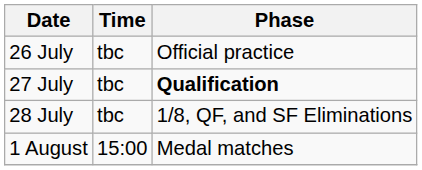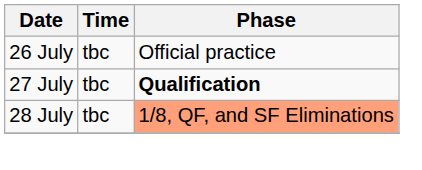(285, 116) no background -> (266, 116) lightsalmon background
- row: (49, 148)
